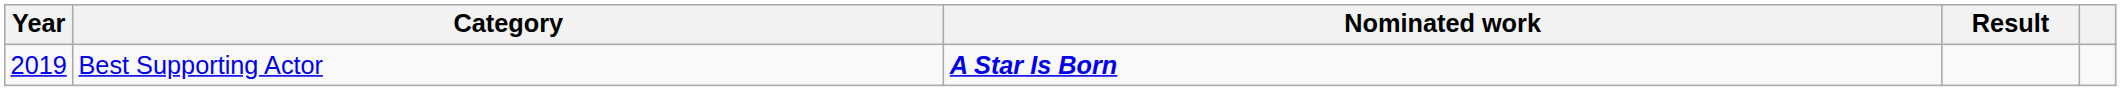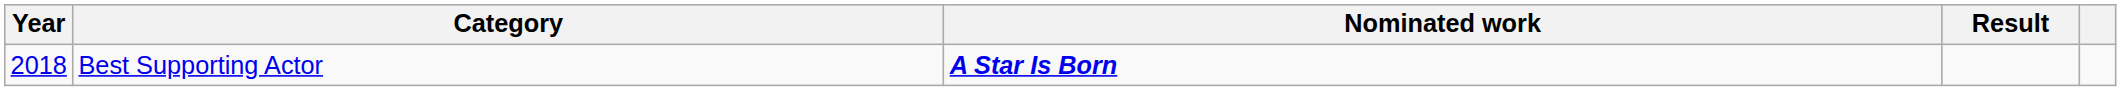(39, 64) 2019 -> (39, 64) 2018
